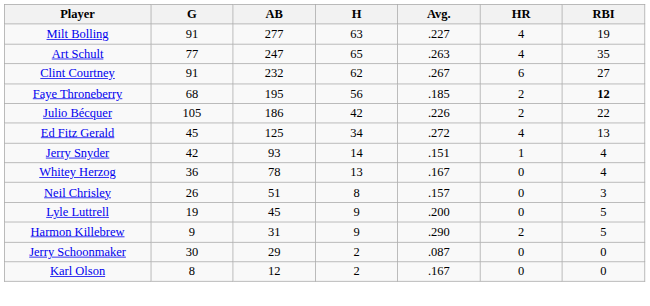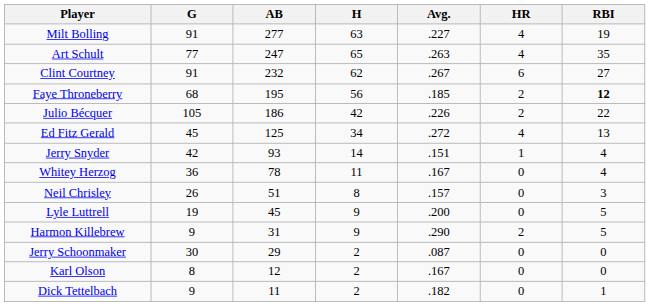(357, 172) 13 -> (357, 172) 11
+ row: (78, 291)
